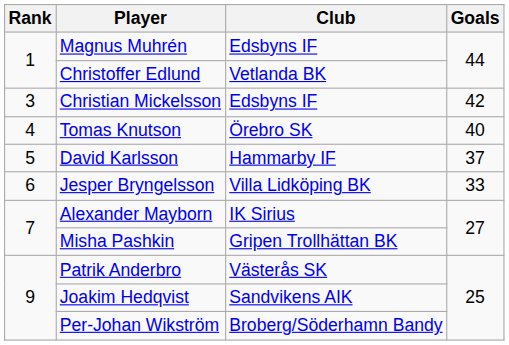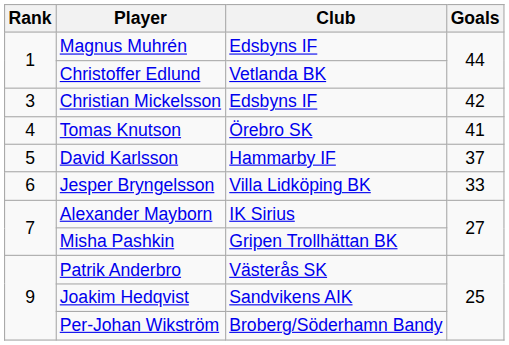(475, 130) 40 -> (475, 130) 41
